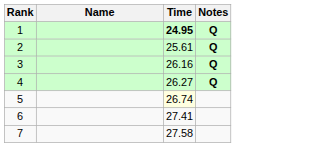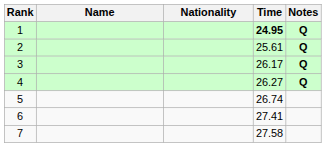+ column: (208, 13)
(179, 64) 26.16 -> (270, 64) 26.17
(179, 99) lightyellow background -> (270, 99) no background
